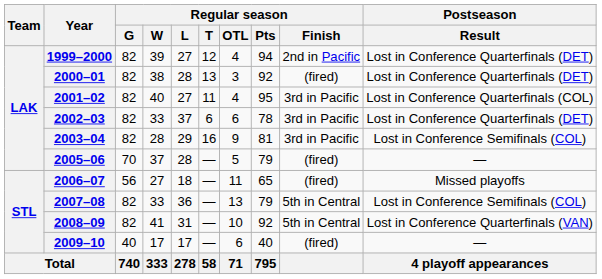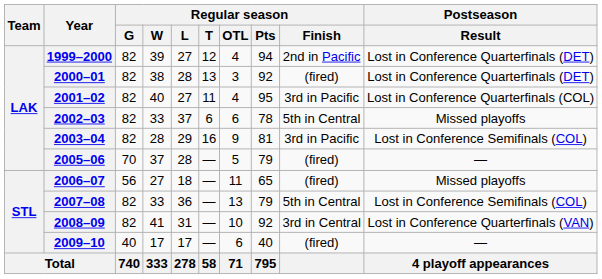(321, 118) 3rd in Pacific -> (322, 118) 5th in Central
(480, 118) Lost in Conference Quarterfinals (DET) -> (481, 118) Missed playoffs
(321, 222) 5th in Central -> (322, 222) 3rd in Central
